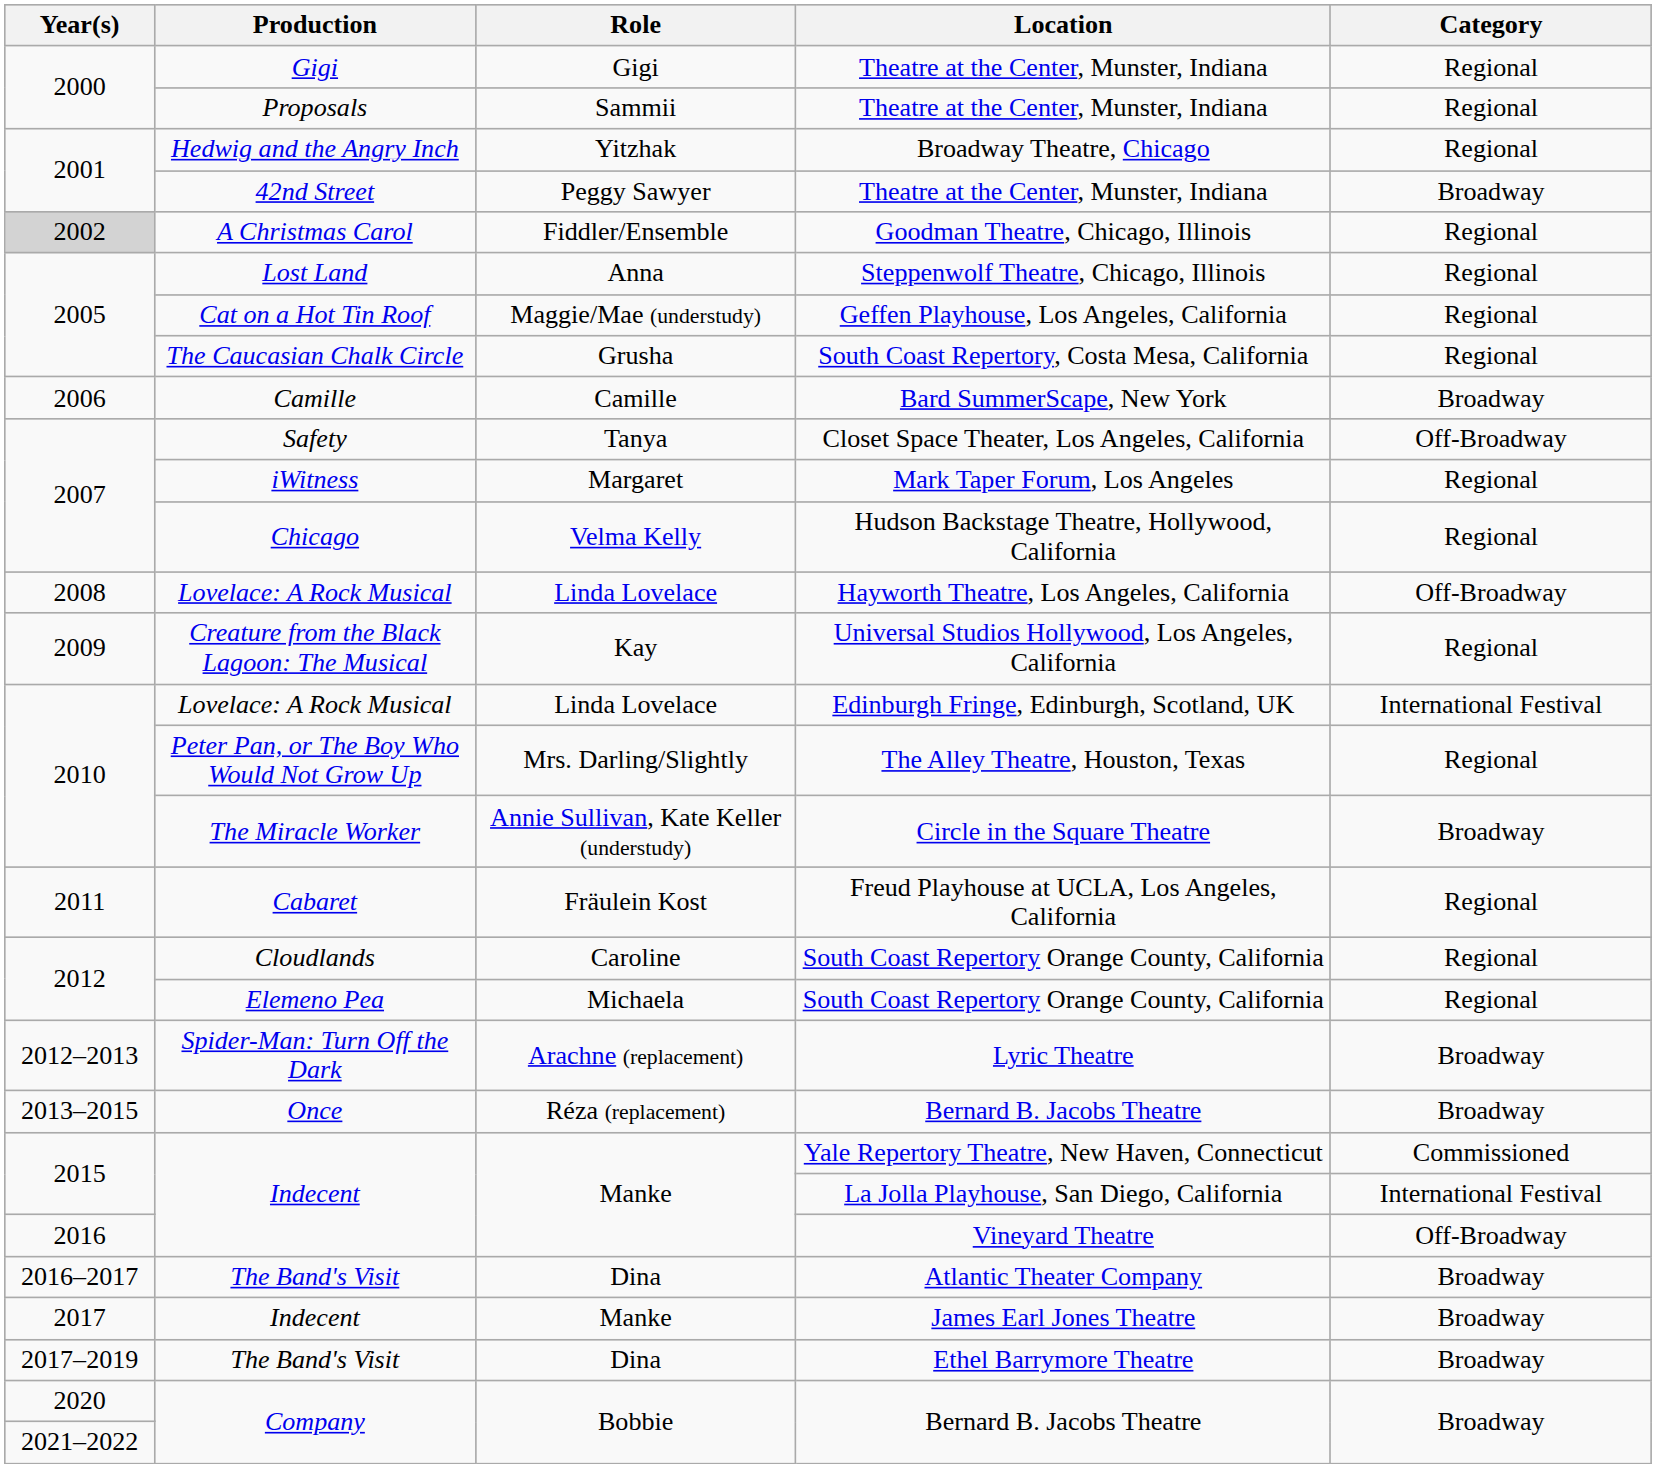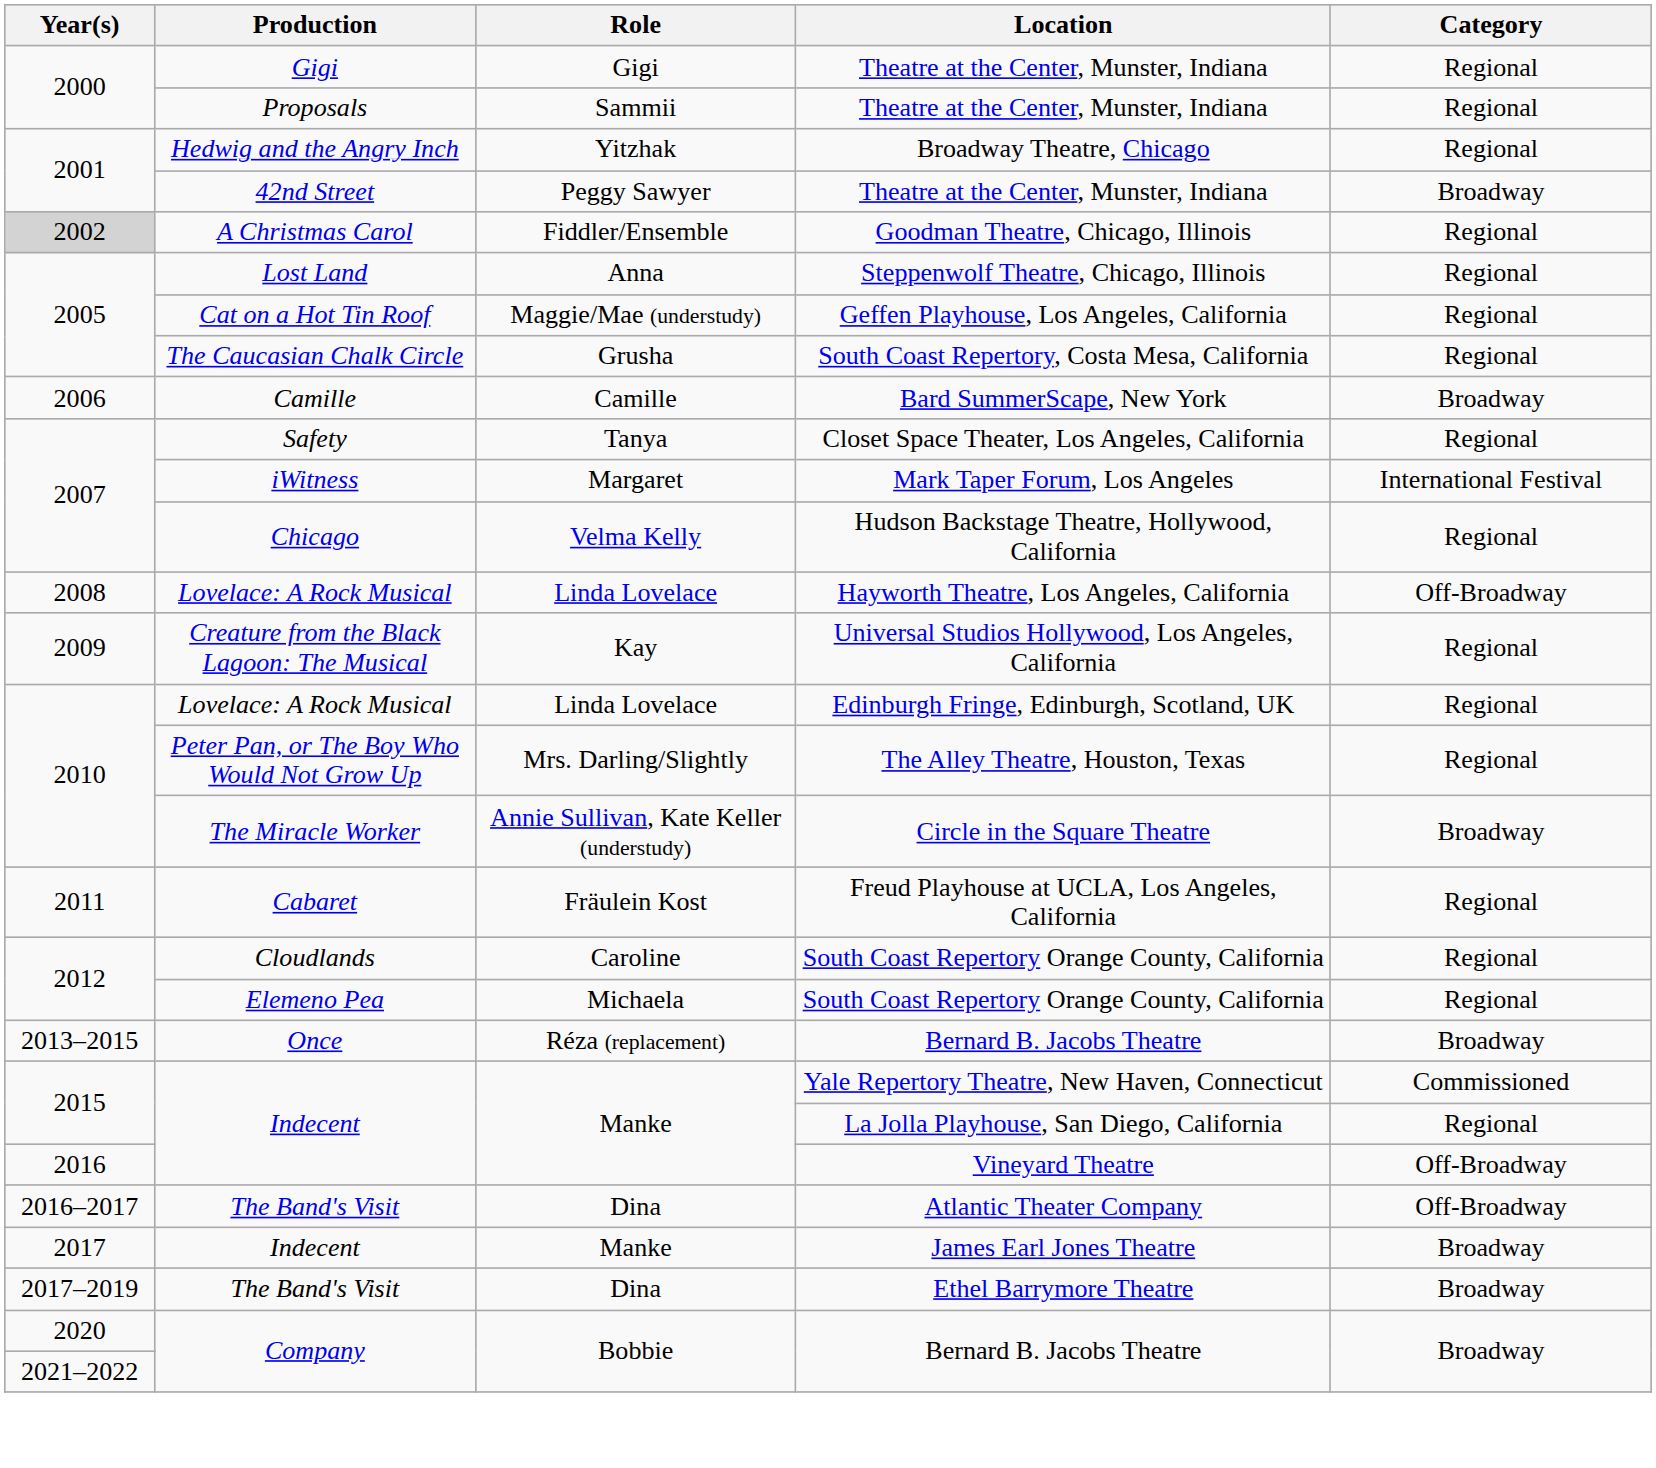(1491, 438) Off-Broadway -> (1491, 438) Regional
(1491, 480) Regional -> (1491, 480) International Festival
(1491, 704) International Festival -> (1491, 704) Regional
- row: (315, 1055)
(1491, 1193) International Festival -> (1491, 1123) Regional
(1491, 1276) Broadway -> (1491, 1205) Off-Broadway
